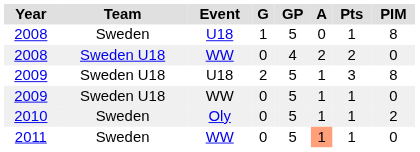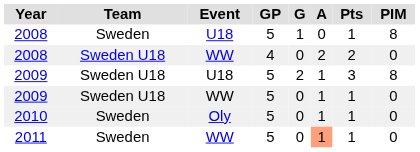columns swapped: (293, 14) <-> (263, 14)
(393, 116) 2 -> (393, 116) 0
